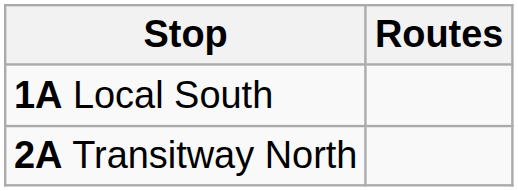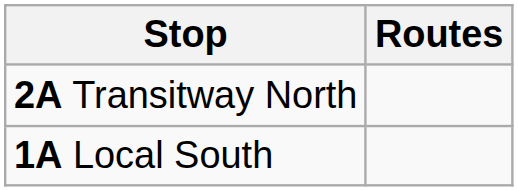rows swapped: (144, 94) <-> (186, 154)
